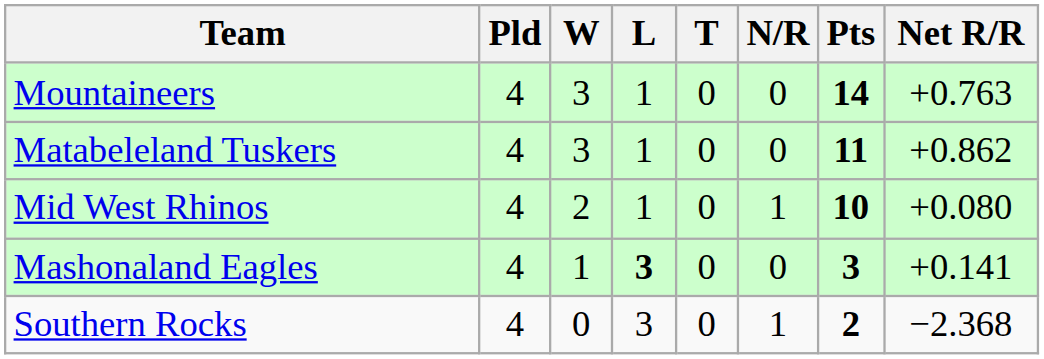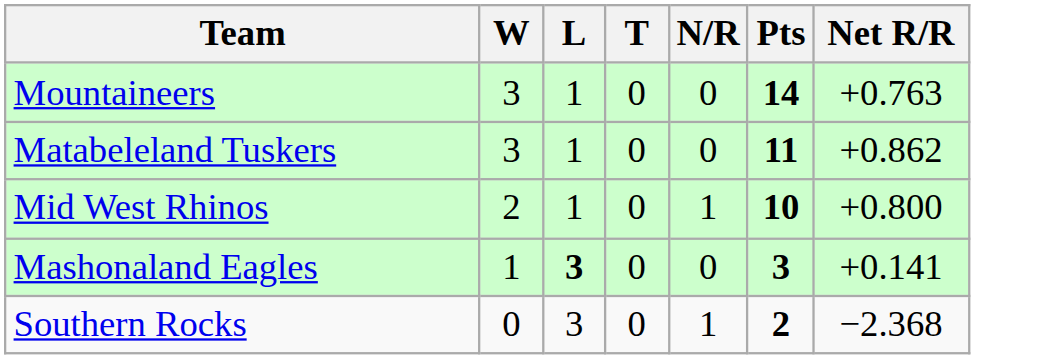- column: (515, 33)
(961, 207) +0.080 -> (891, 207) +0.800
